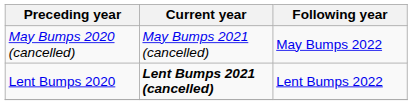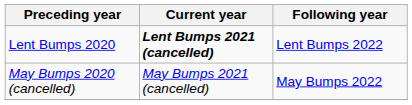rows swapped: (62, 81) <-> (62, 44)
